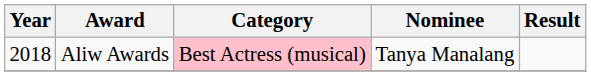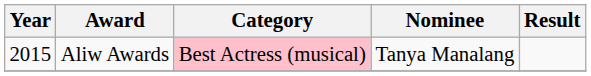(30, 53) 2018 -> (30, 53) 2015
